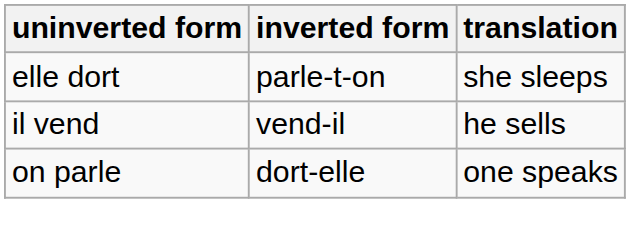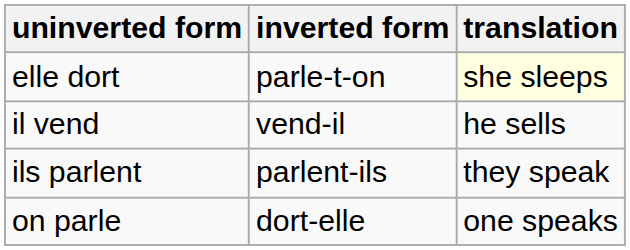(536, 76) no background -> (536, 76) lightyellow background
+ row: (77, 172)
